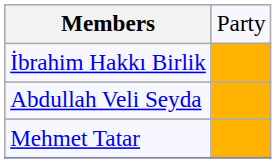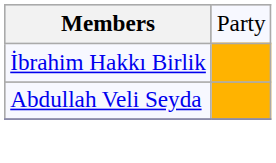- row: (75, 138)
